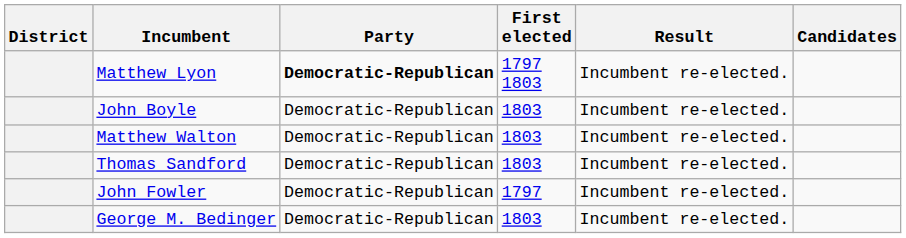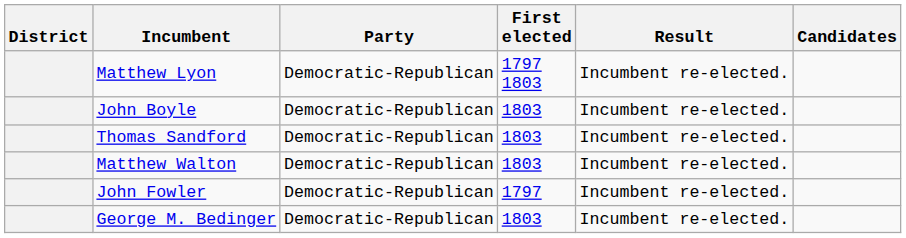(389, 74) bold -> (389, 74) normal
rows swapped: (166, 138) <-> (171, 165)
